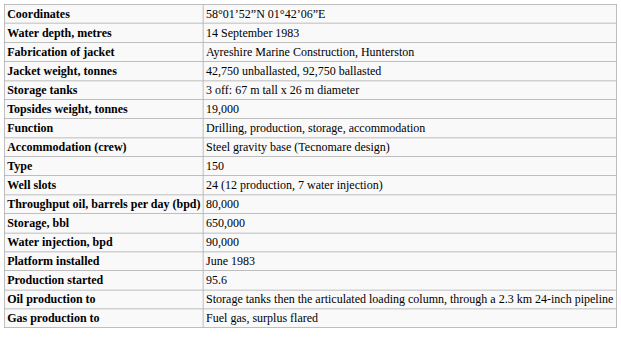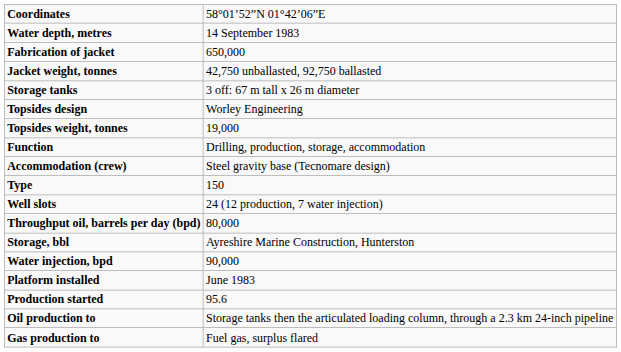(310, 52) Ayreshire Marine Construction, Hunterston -> (226, 52) 650,000
+ row: (47, 109)
(226, 223) 650,000 -> (310, 242) Ayreshire Marine Construction, Hunterston
